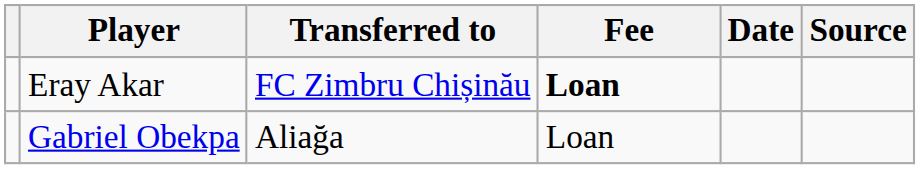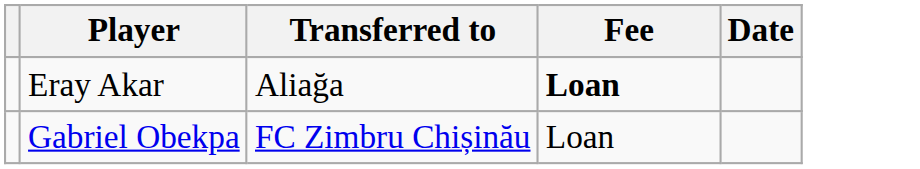- column: (858, 30)
(393, 83) FC Zimbru Chișinău -> (299, 83) Aliağa
(299, 136) Aliağa -> (393, 136) FC Zimbru Chișinău
